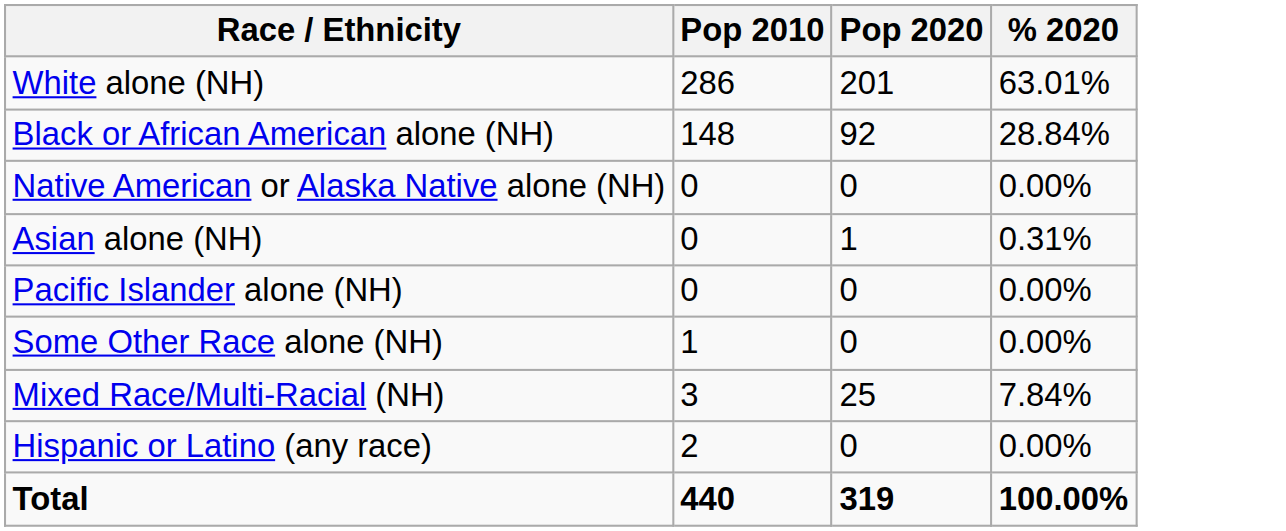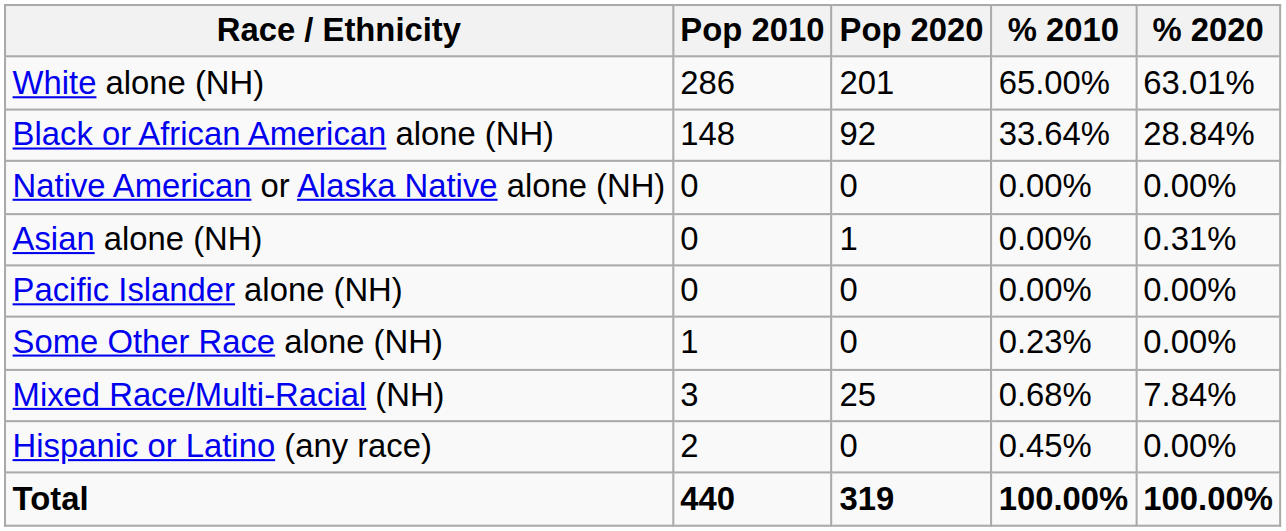+ column: (1063, 30)
